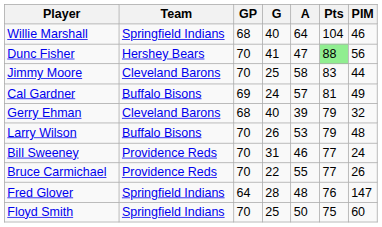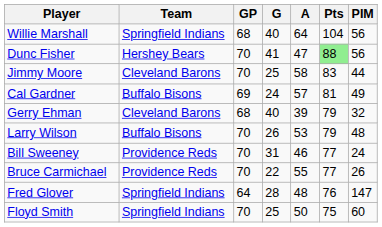(358, 34) 46 -> (358, 34) 56
